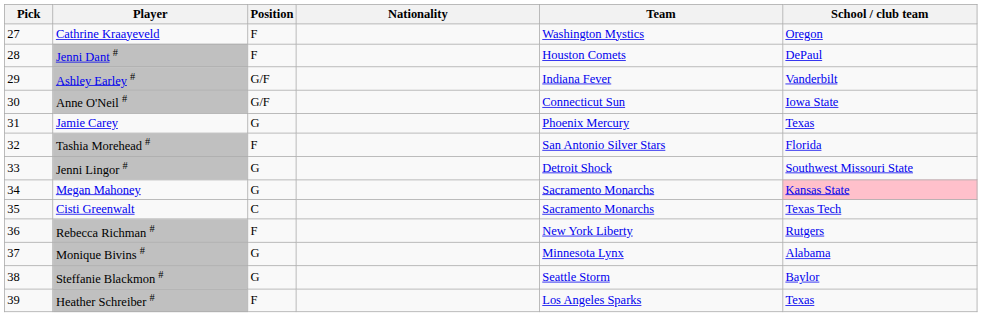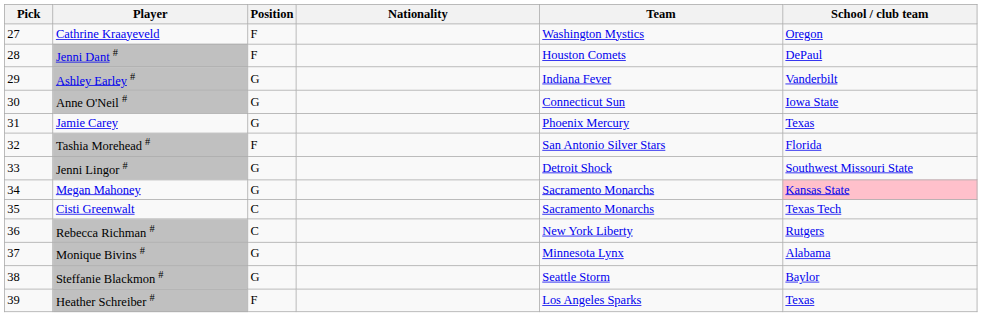(260, 78) G/F -> (255, 78) G
(260, 101) G/F -> (255, 101) G
(254, 230) F -> (255, 230) C
